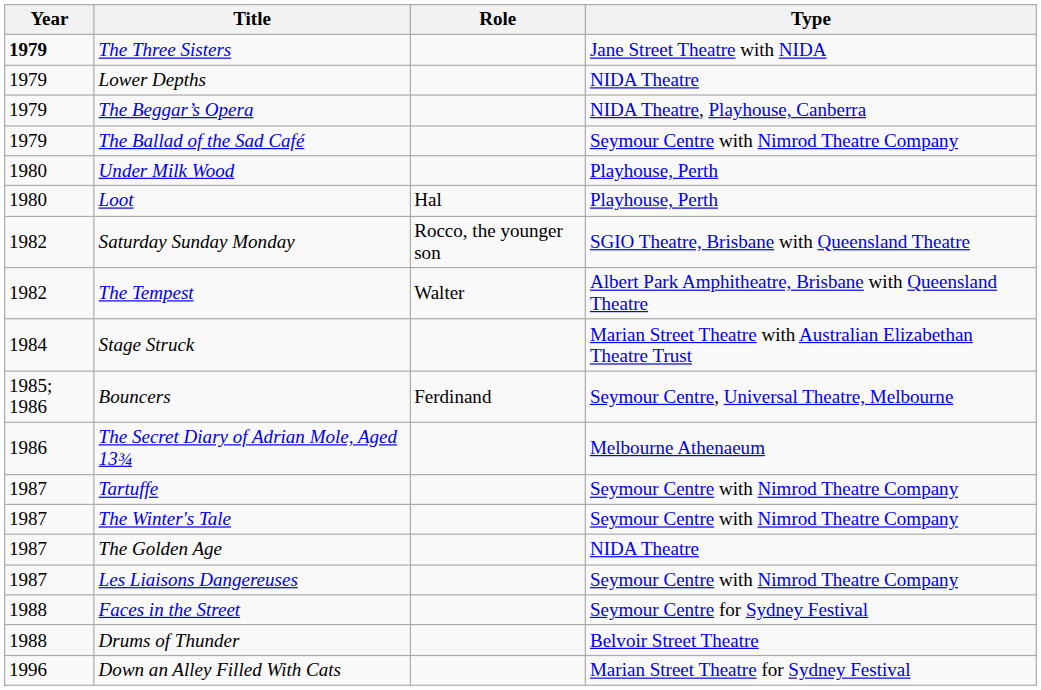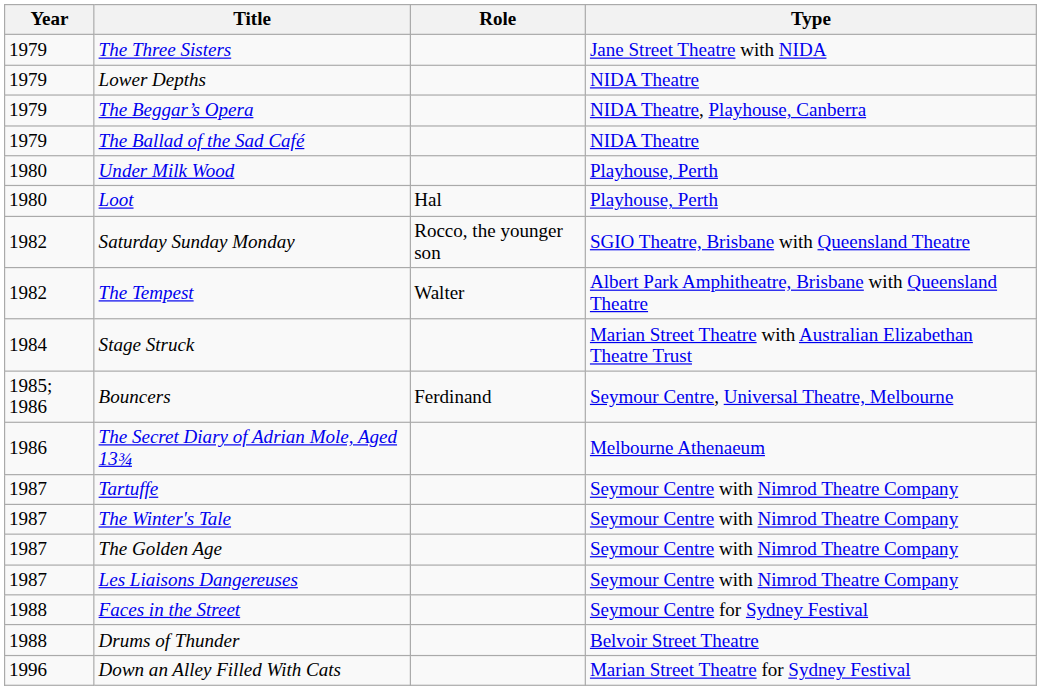(28, 49) bold -> (28, 49) normal
(774, 140) Seymour Centre with Nimrod Theatre Company -> (644, 140) NIDA Theatre
(644, 549) NIDA Theatre -> (774, 549) Seymour Centre with Nimrod Theatre Company
